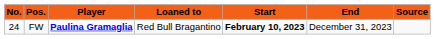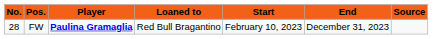(14, 27) 24 -> (14, 27) 28
(265, 27) bold -> (263, 27) normal
